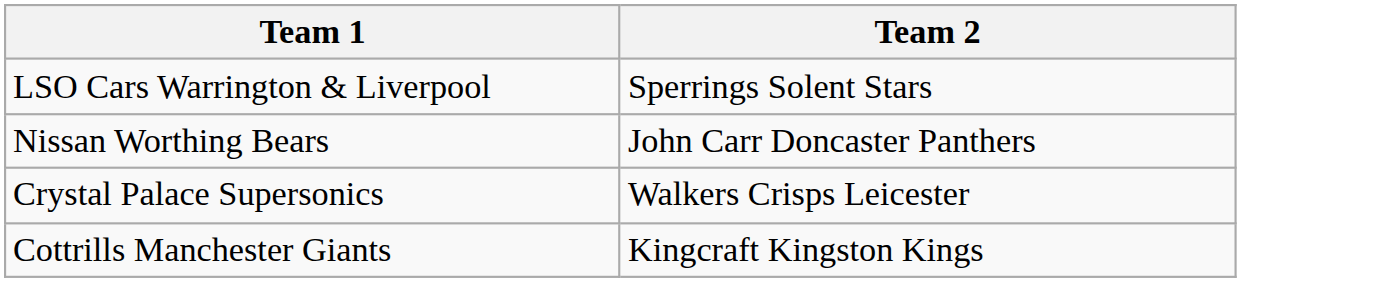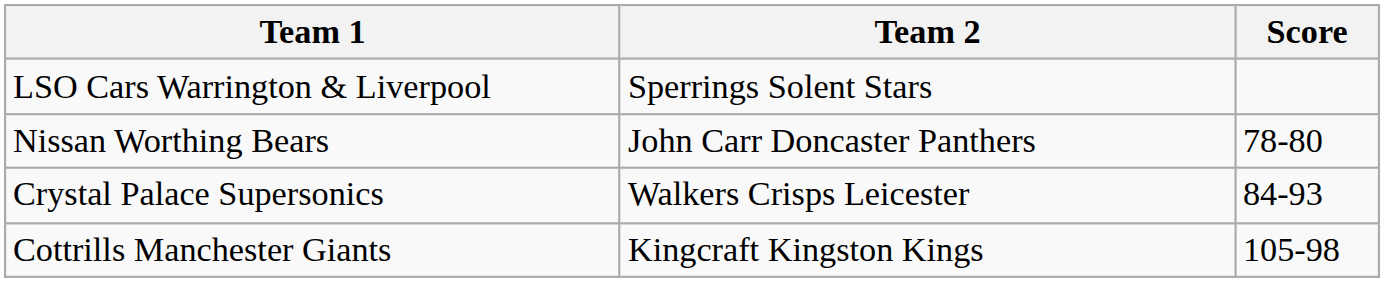+ column: (1307, 31)
